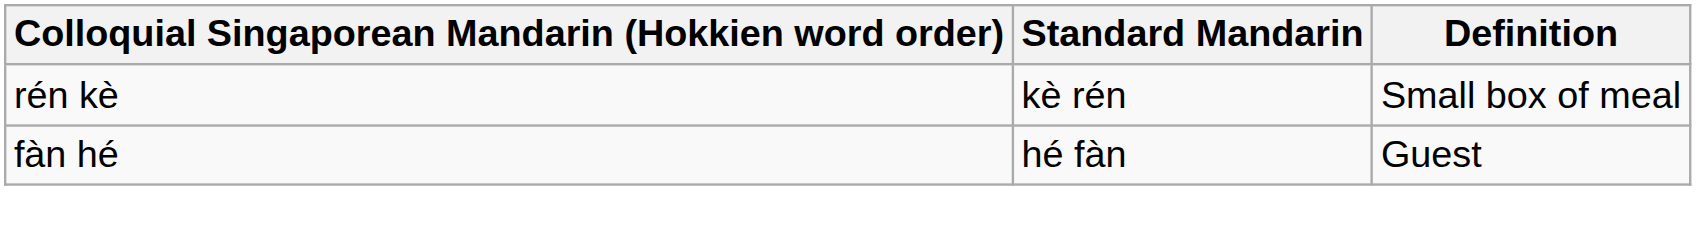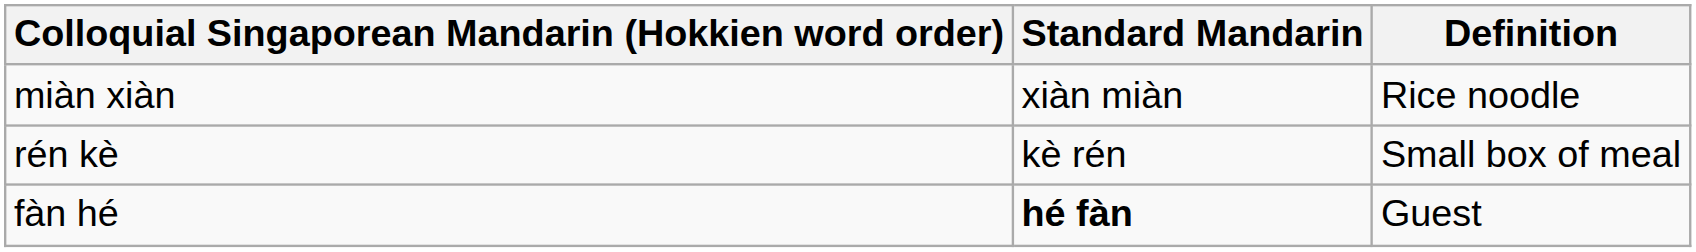+ row: (95, 94)
(1074, 154) normal -> (1077, 214) bold
